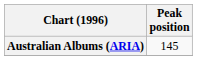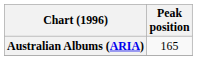(169, 45) 145 -> (169, 45) 165
